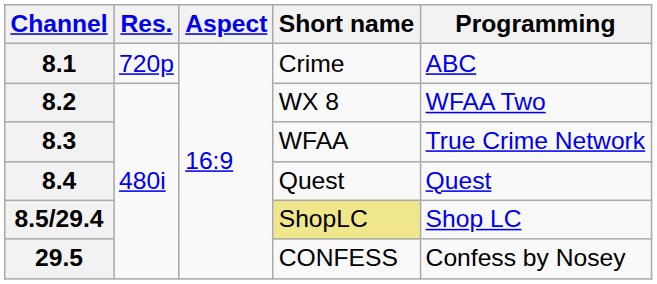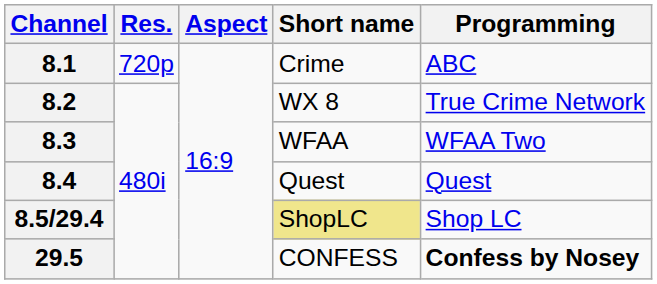(486, 102) WFAA Two -> (535, 102) True Crime Network
(535, 141) True Crime Network -> (486, 141) WFAA Two
(526, 258) normal -> (532, 258) bold
